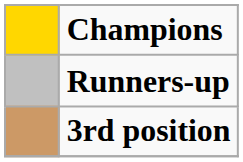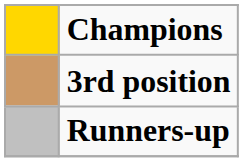rows swapped: (148, 80) <-> (149, 130)
